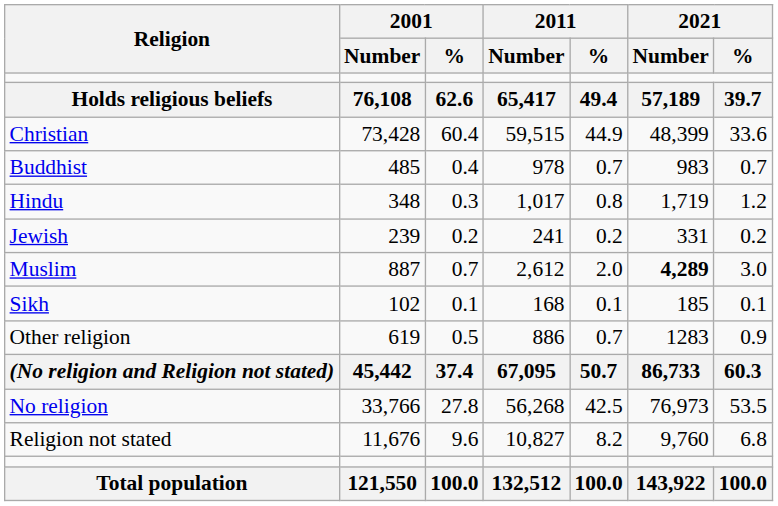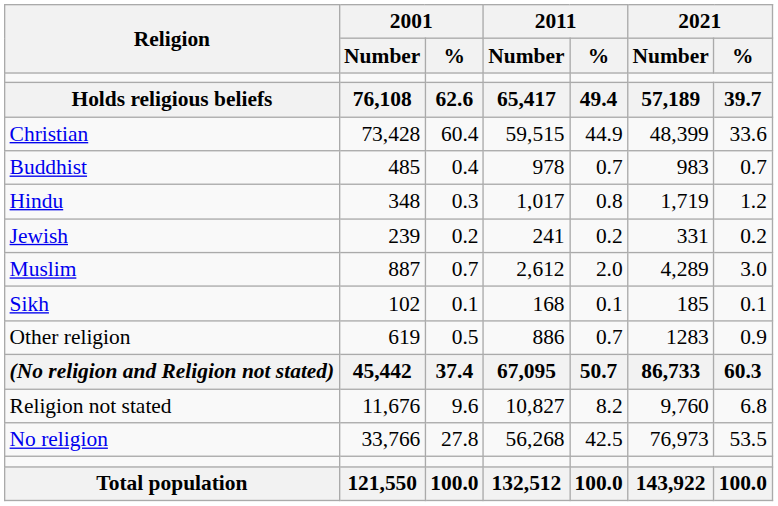(685, 269) bold -> (685, 269) normal
rows swapped: (59, 405) <-> (91, 439)
